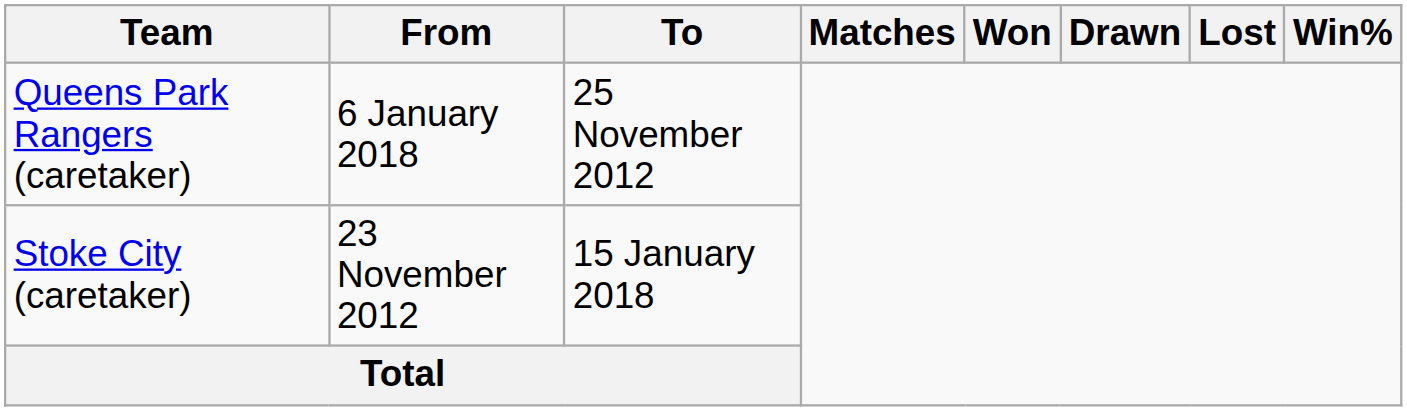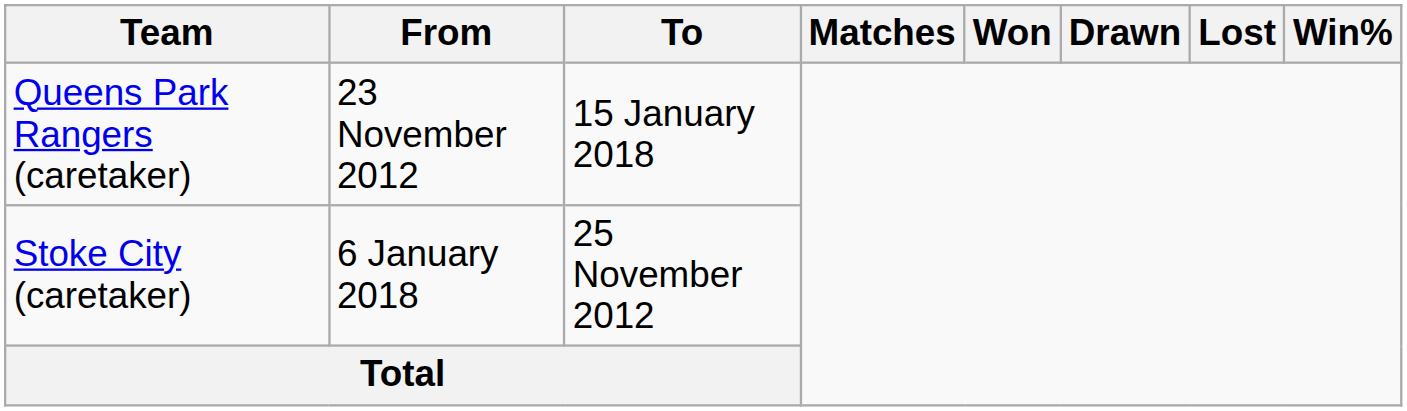(418, 133) 6 January 2018 -> (422, 133) 23 November 2012
(658, 133) 25 November 2012 -> (664, 133) 15 January 2018
(422, 274) 23 November 2012 -> (418, 274) 6 January 2018
(664, 274) 15 January 2018 -> (658, 274) 25 November 2012
